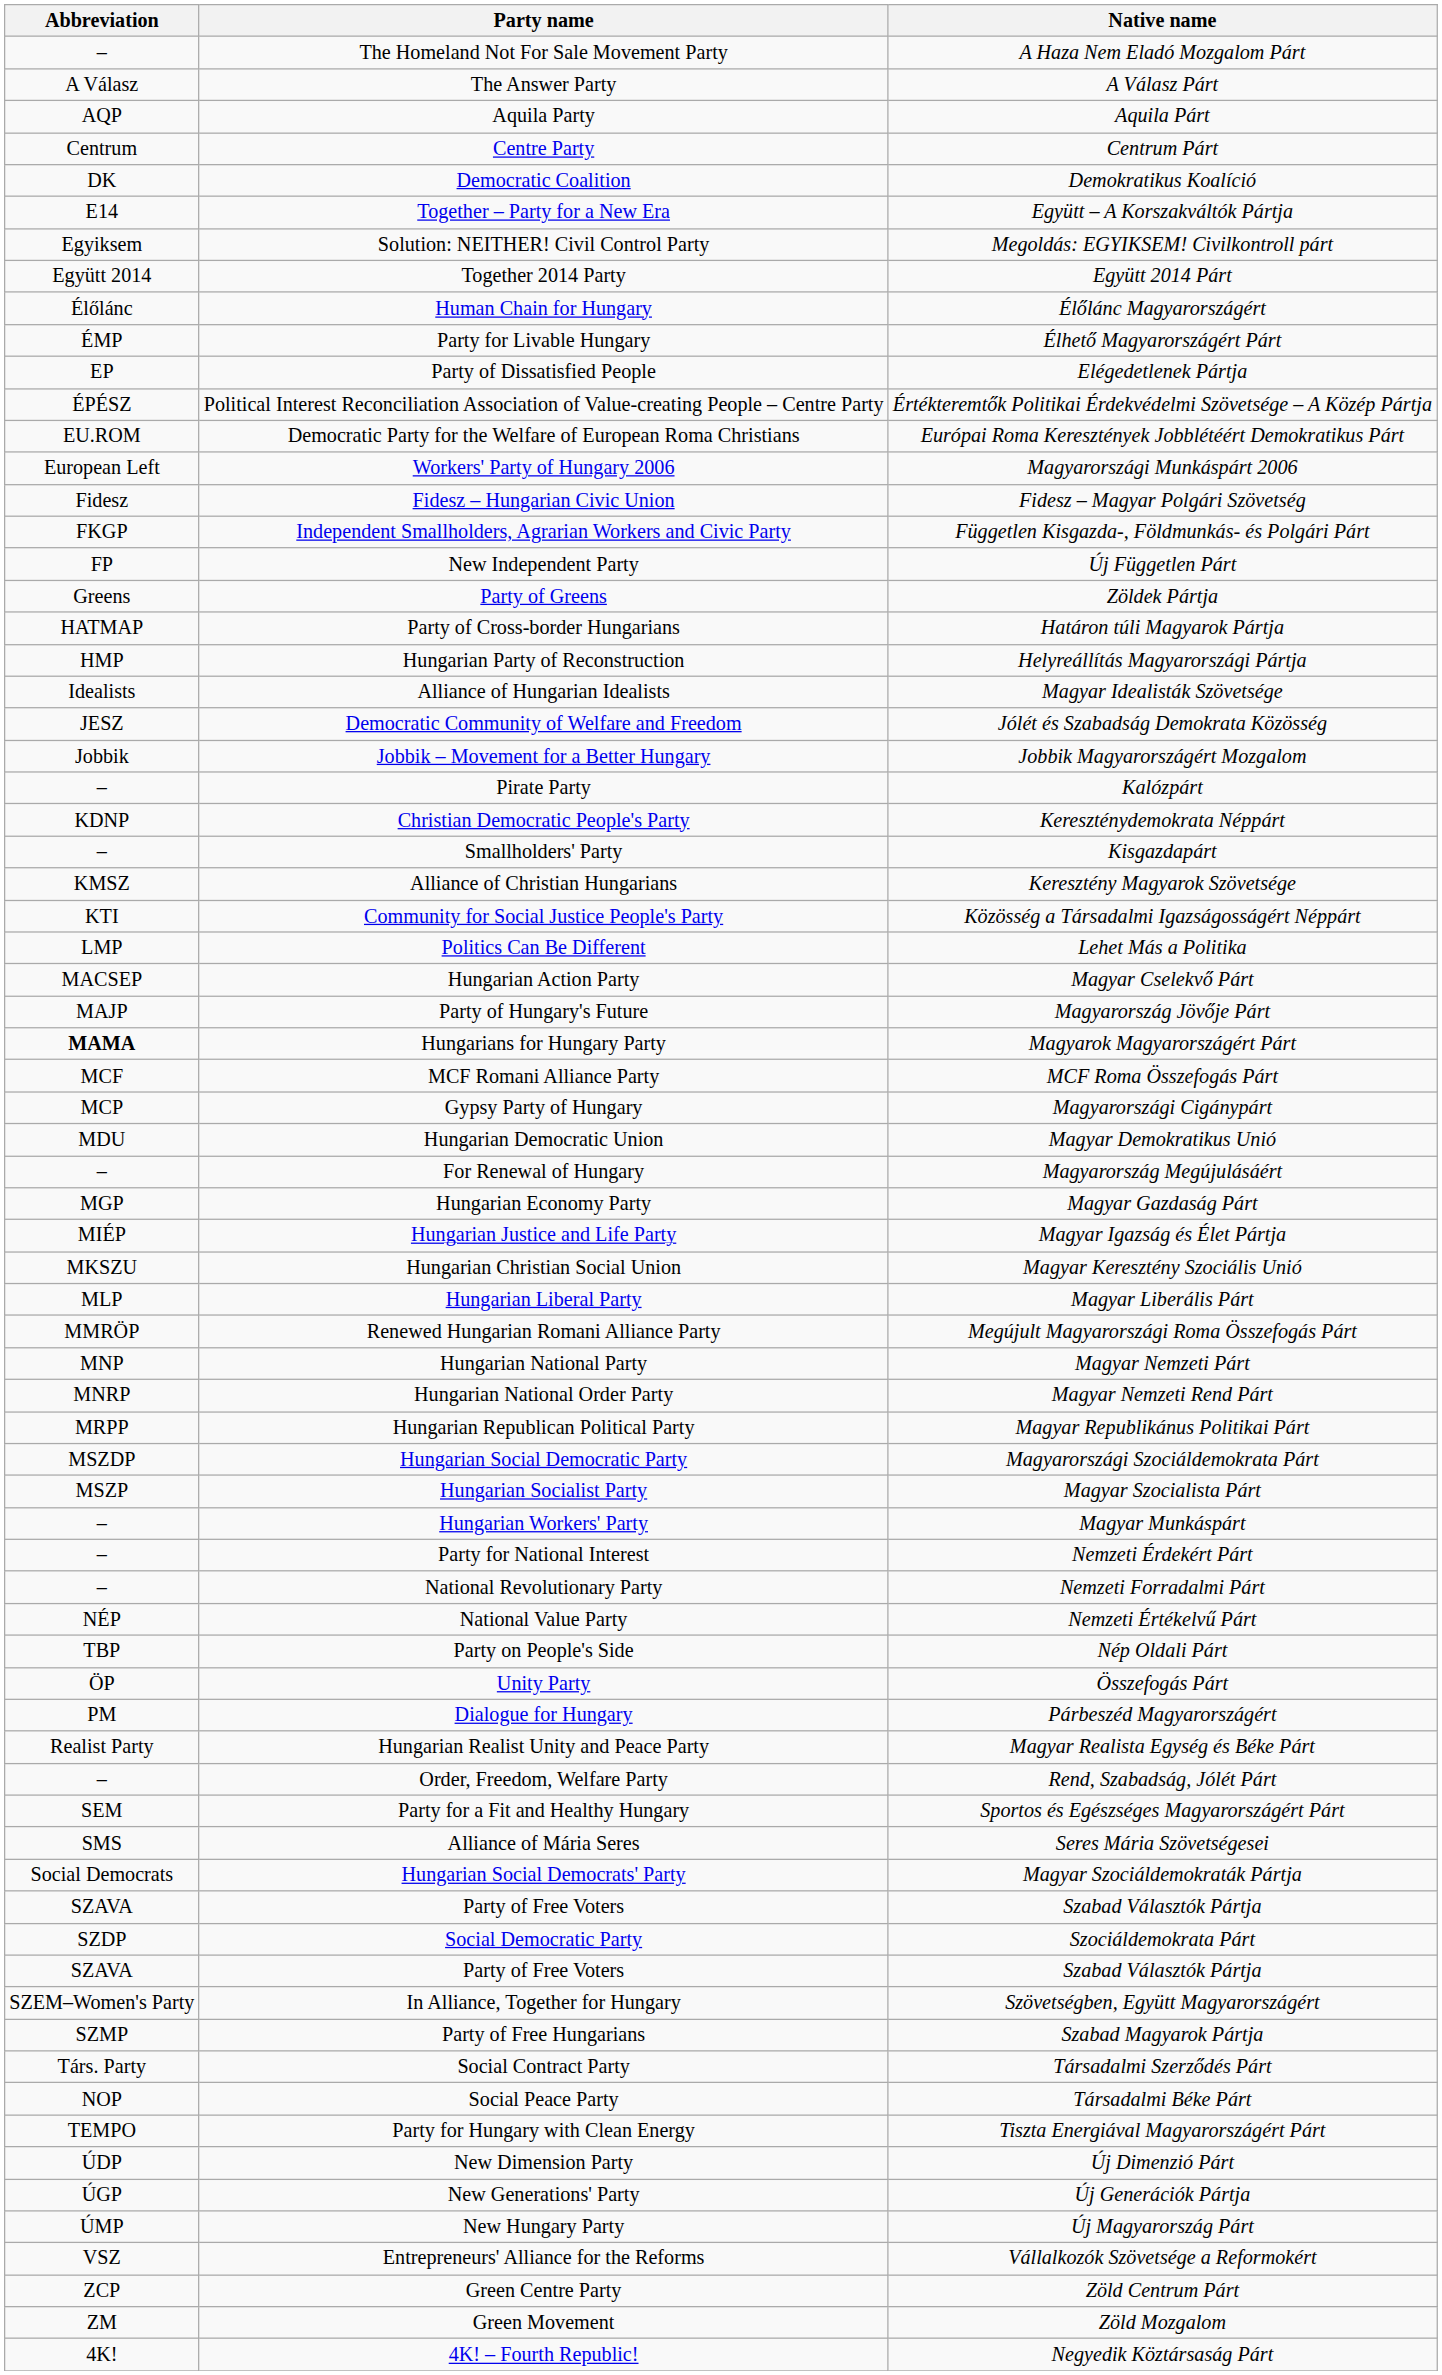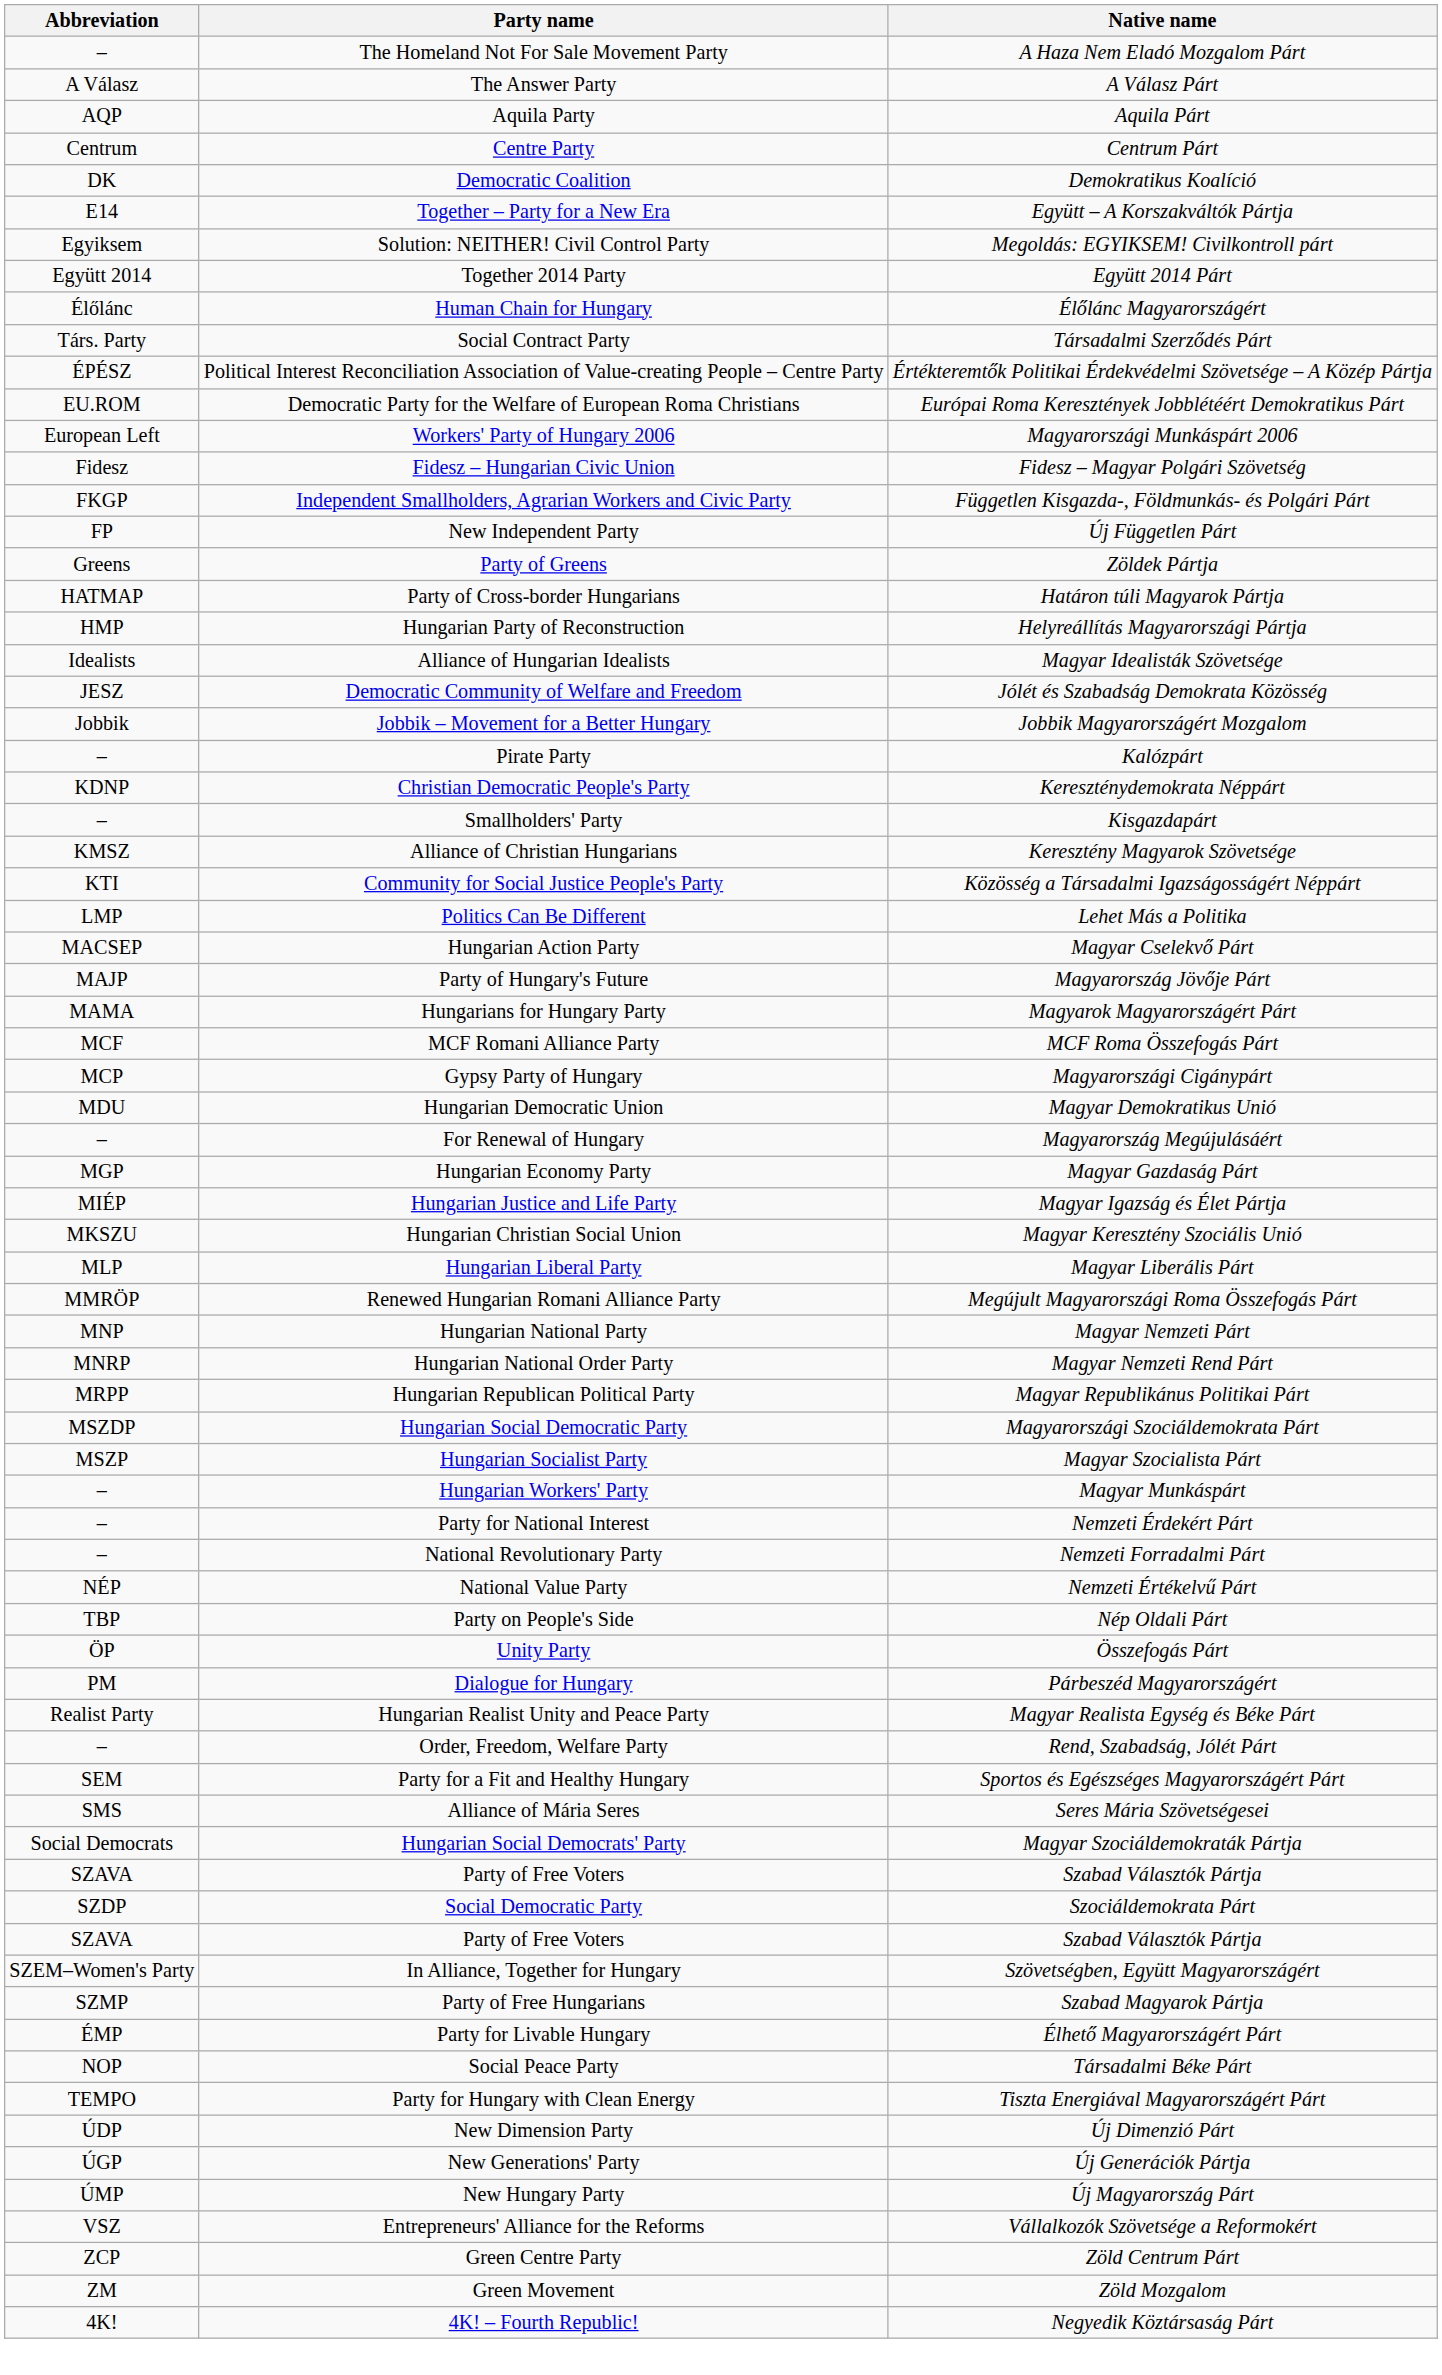rows swapped: (544, 340) <-> (544, 2066)
- row: (544, 372)
(102, 1043) bold -> (102, 1011) normal
